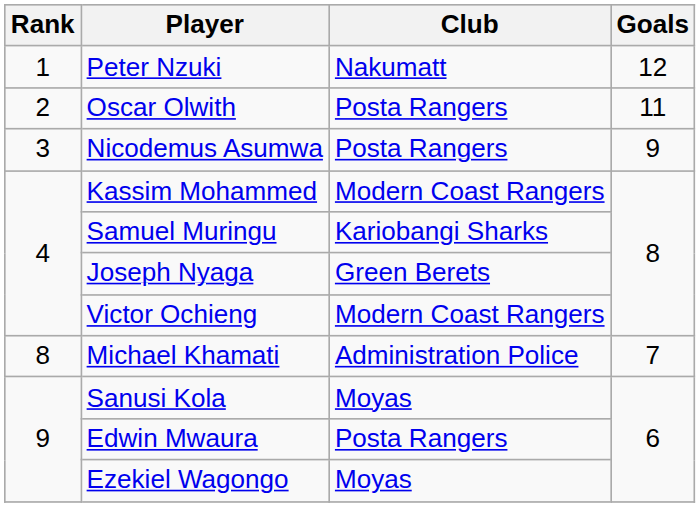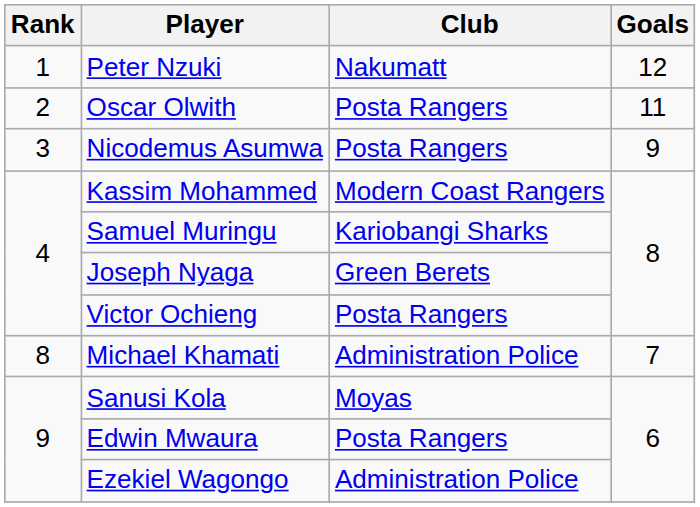(470, 314) Modern Coast Rangers -> (421, 314) Posta Rangers
(373, 480) Moyas -> (457, 480) Administration Police
